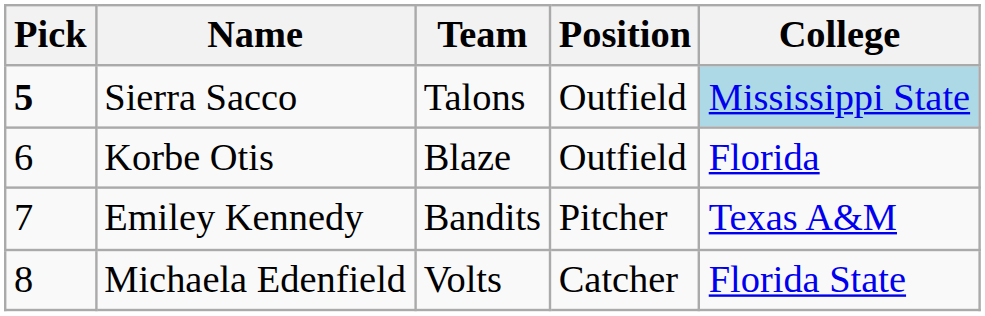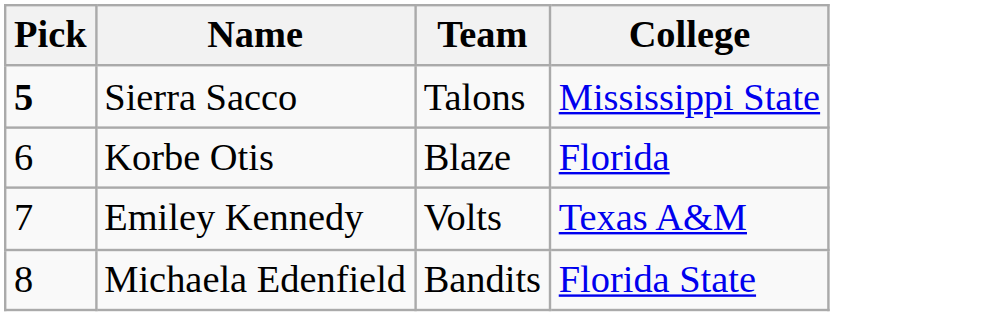- column: (625, 34)
(839, 95) lightblue background -> (689, 95) no background
(482, 217) Bandits -> (463, 217) Volts
(463, 278) Volts -> (482, 278) Bandits
